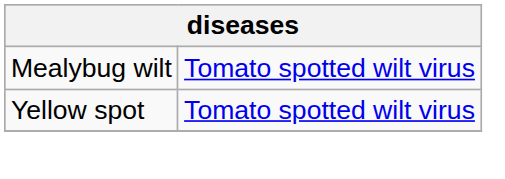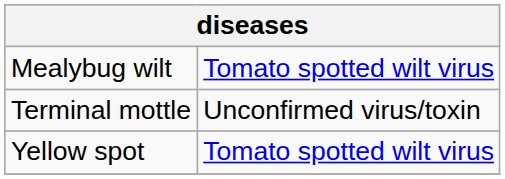+ row: (101, 109)
